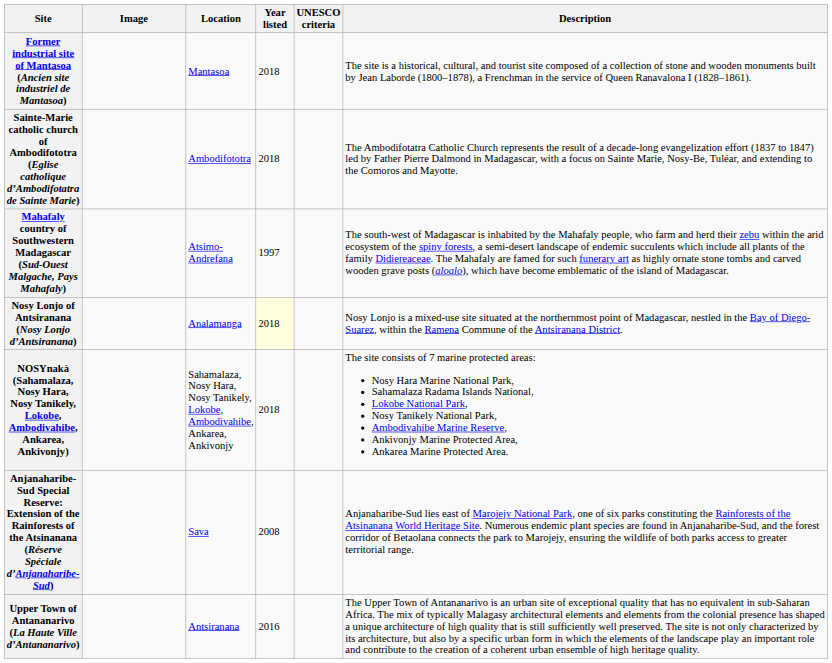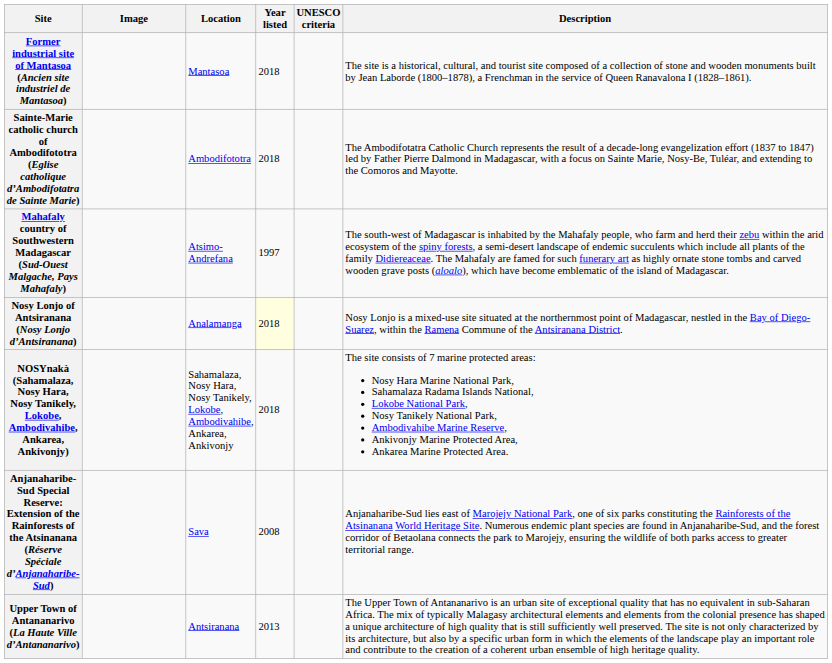(269, 626) 2016 -> (269, 626) 2013
